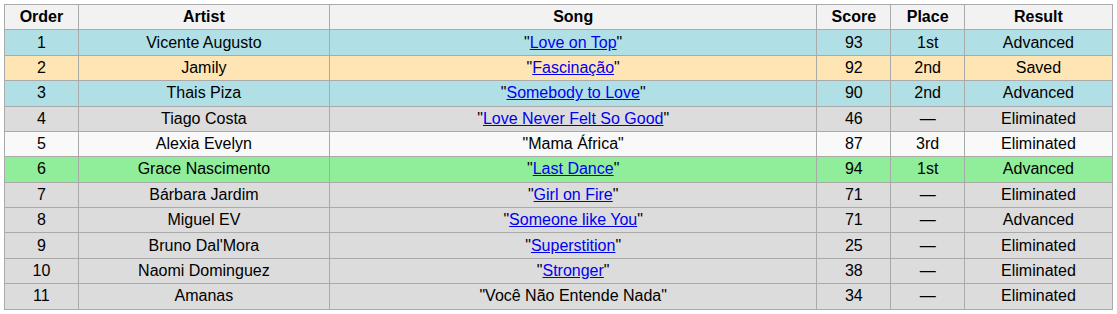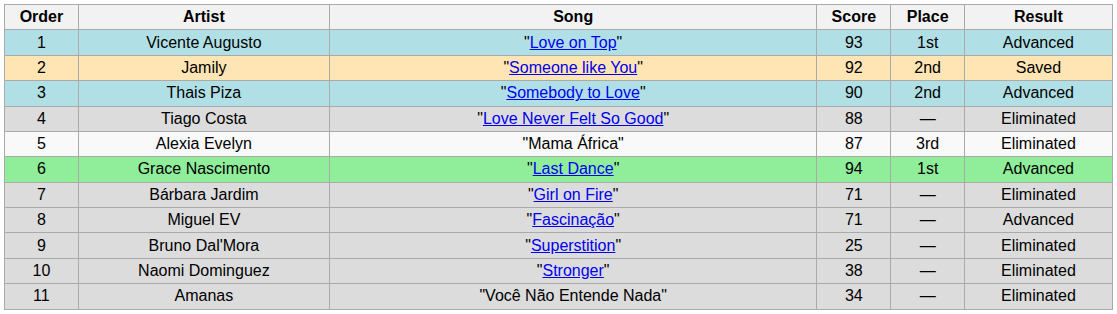(573, 67) "Fascinação" -> (573, 67) "Someone like You"
(854, 118) 46 -> (854, 118) 88
(573, 220) "Someone like You" -> (573, 220) "Fascinação"
